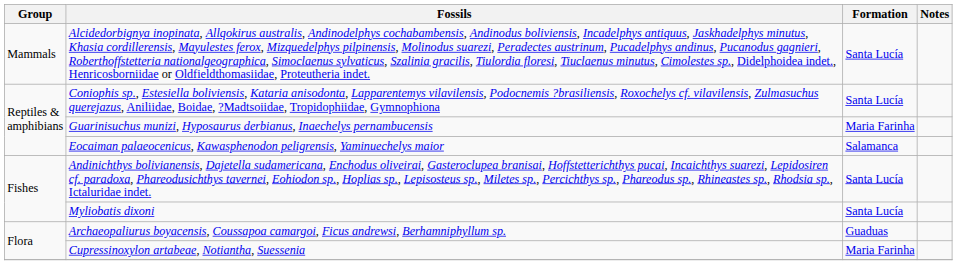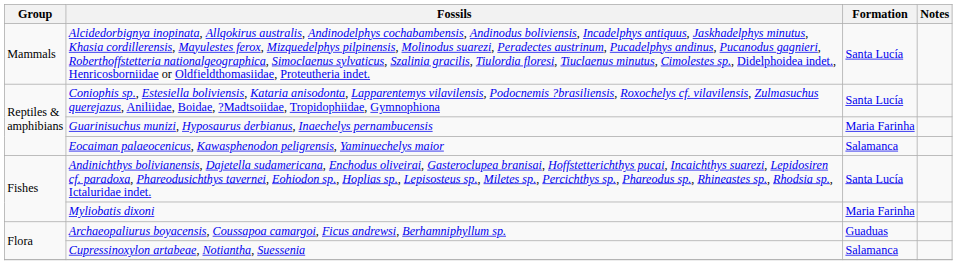(874, 211) Santa Lucía -> (880, 211) Maria Farinha
(880, 250) Maria Farinha -> (872, 250) Salamanca
